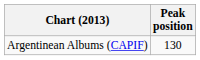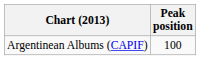(173, 45) 130 -> (173, 45) 100
